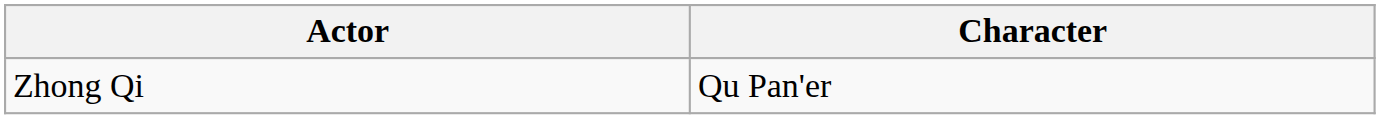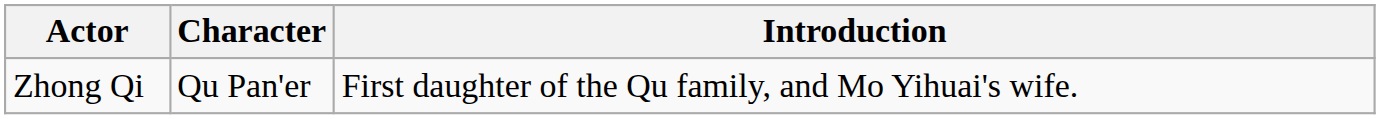+ column: (855, 31)
